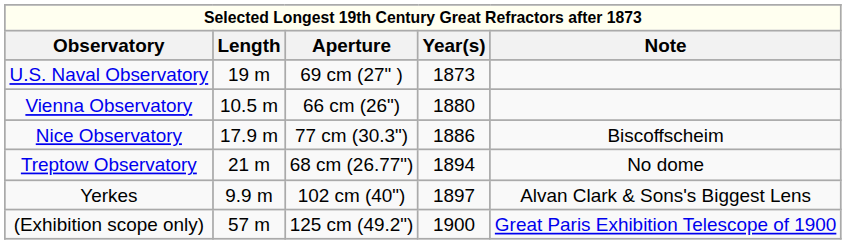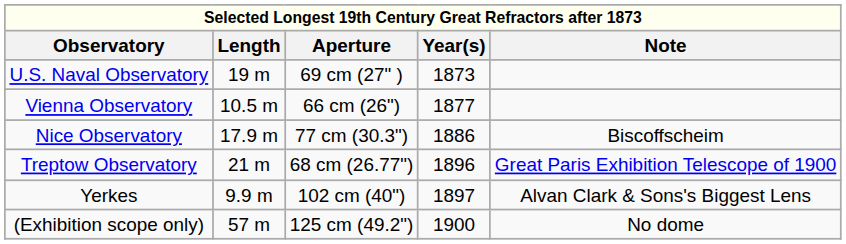(454, 105) 1880 -> (454, 105) 1877
(454, 165) 1894 -> (454, 165) 1896
(666, 165) No dome -> (666, 165) Great Paris Exhibition Telescope of 1900
(666, 224) Great Paris Exhibition Telescope of 1900 -> (666, 224) No dome
